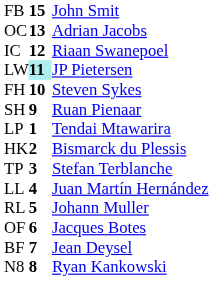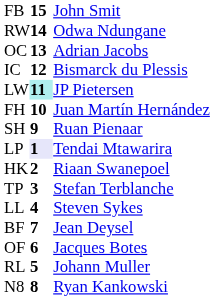+ row: (17, 30)
(110, 50) Riaan Swanepoel -> (120, 69) Bismarck du Plessis
(97, 89) Steven Sykes -> (132, 109) Juan Martín Hernández
(33, 129) no background -> (34, 148) lavender background
(119, 148) Bismarck du Plessis -> (111, 168) Riaan Swanepoel
(130, 188) Juan Martín Hernández -> (98, 207) Steven Sykes
rows swapped: (15, 207) <-> (14, 247)
